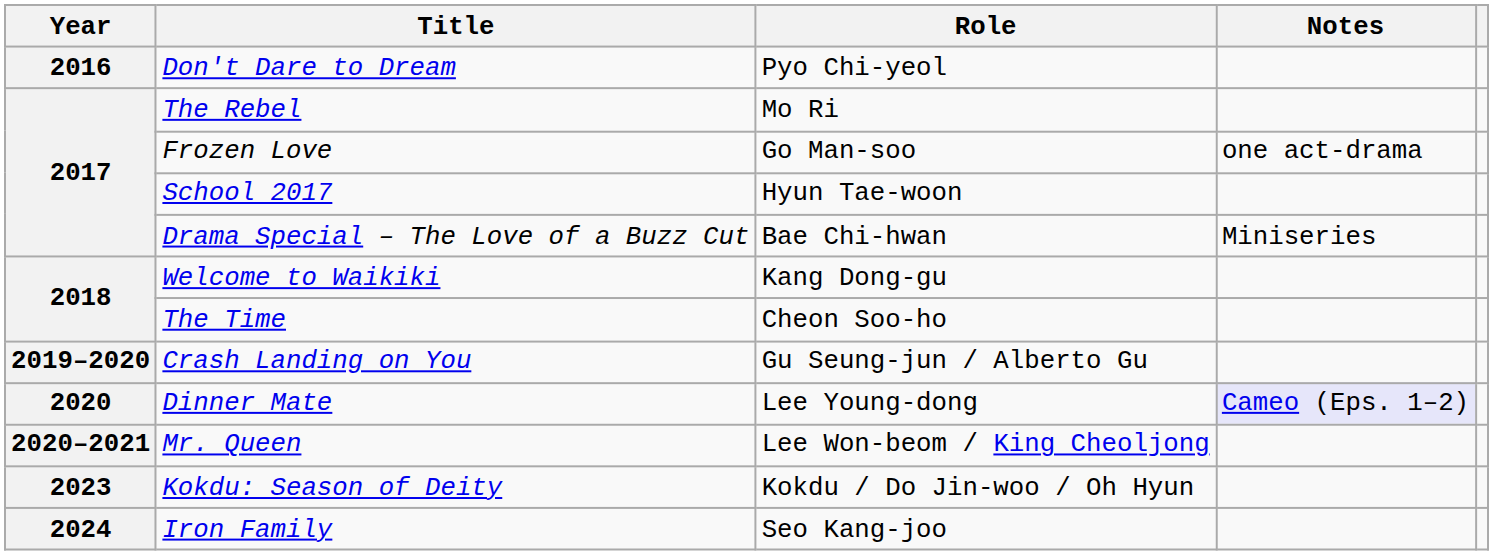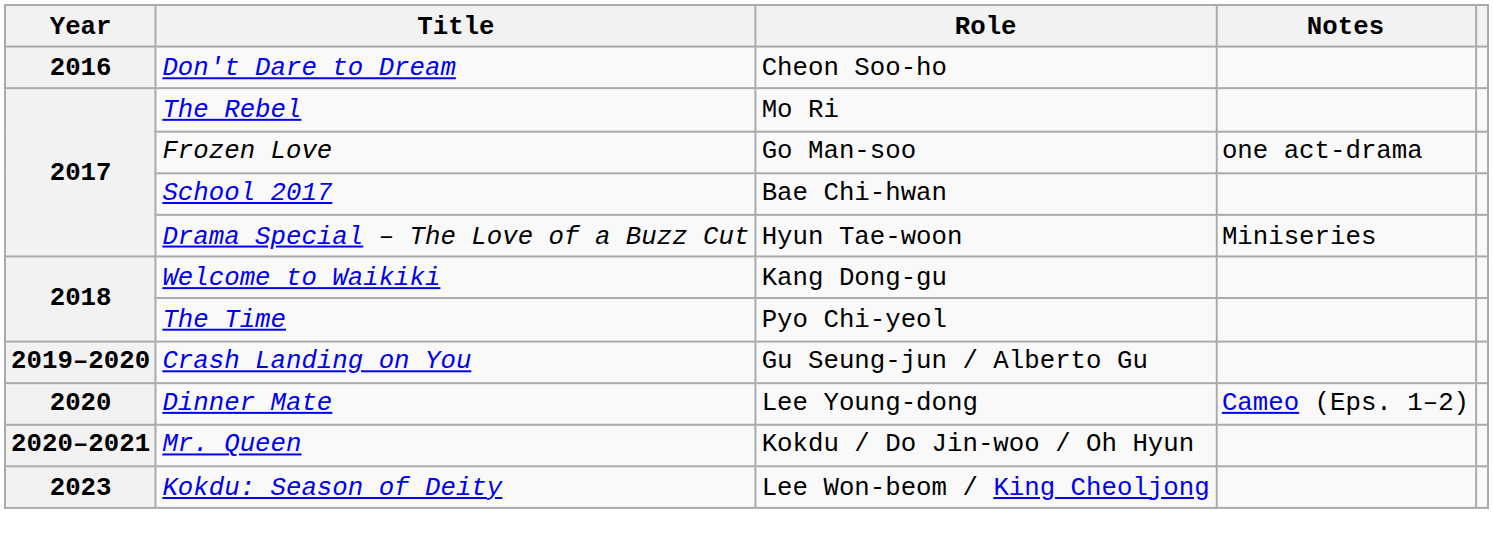(854, 68) Pyo Chi-yeol -> (854, 68) Cheon Soo-ho
(862, 194) Hyun Tae-woon -> (854, 194) Bae Chi-hwan
(854, 236) Bae Chi-hwan -> (862, 236) Hyun Tae-woon
(854, 320) Cheon Soo-ho -> (854, 320) Pyo Chi-yeol
(1345, 404) lavender background -> (1345, 404) no background
(986, 445) Lee Won-beom / King Cheoljong -> (978, 445) Kokdu / Do Jin-woo / Oh Hyun
(978, 487) Kokdu / Do Jin-woo / Oh Hyun -> (986, 487) Lee Won-beom / King Cheoljong
- row: (247, 529)
